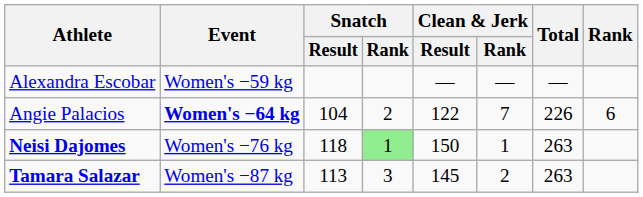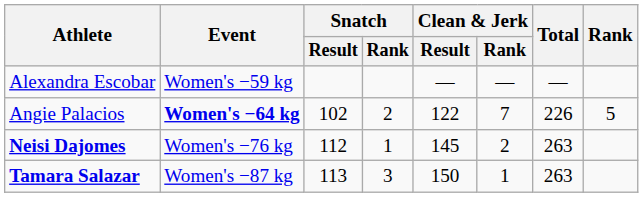(333, 113) 104 -> (333, 113) 102
(610, 113) 6 -> (610, 113) 5
(333, 145) 118 -> (333, 145) 112
(388, 145) lightgreen background -> (388, 145) no background
(445, 145) 150 -> (445, 145) 145
(505, 145) 1 -> (505, 145) 2
(445, 176) 145 -> (445, 176) 150
(505, 176) 2 -> (505, 176) 1
